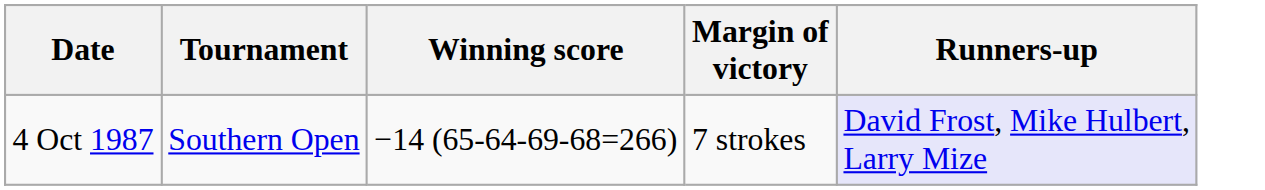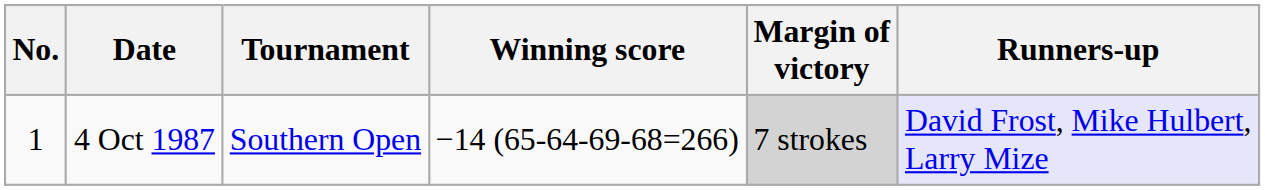+ column: (36, 49)
(749, 139) no background -> (810, 139) lightgrey background
